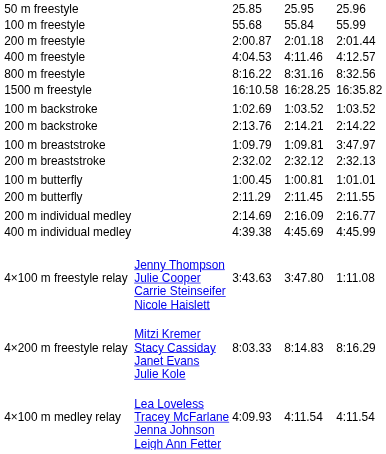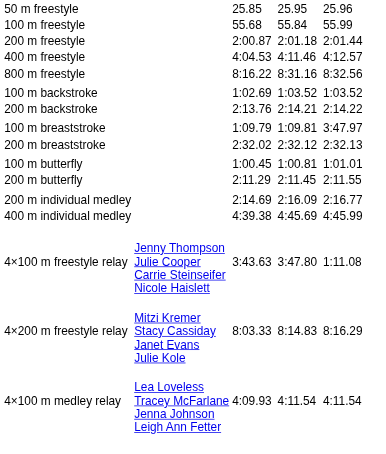- row: (48, 90)
